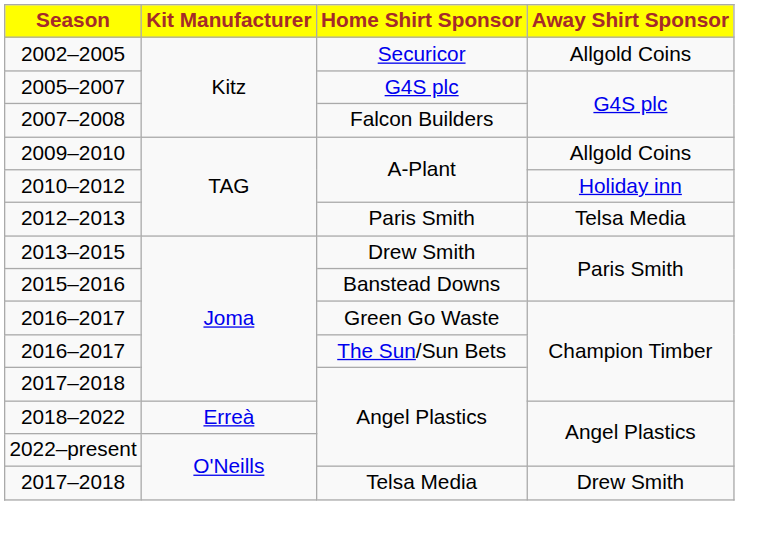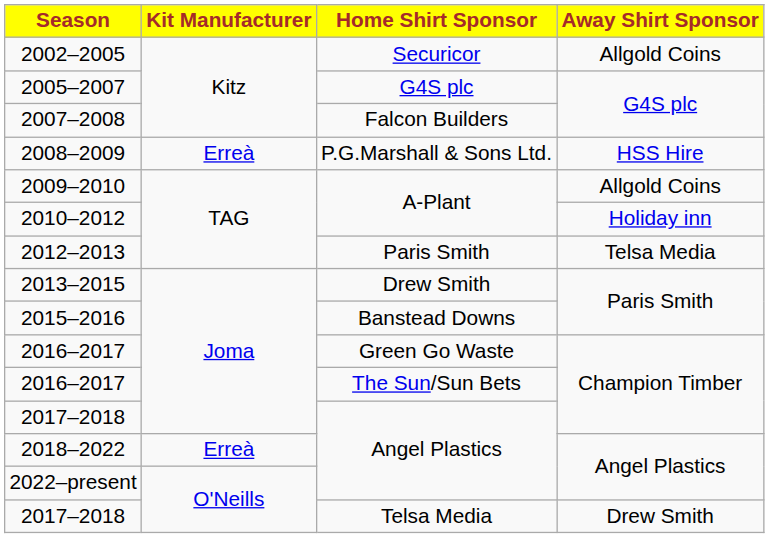+ row: (73, 152)
